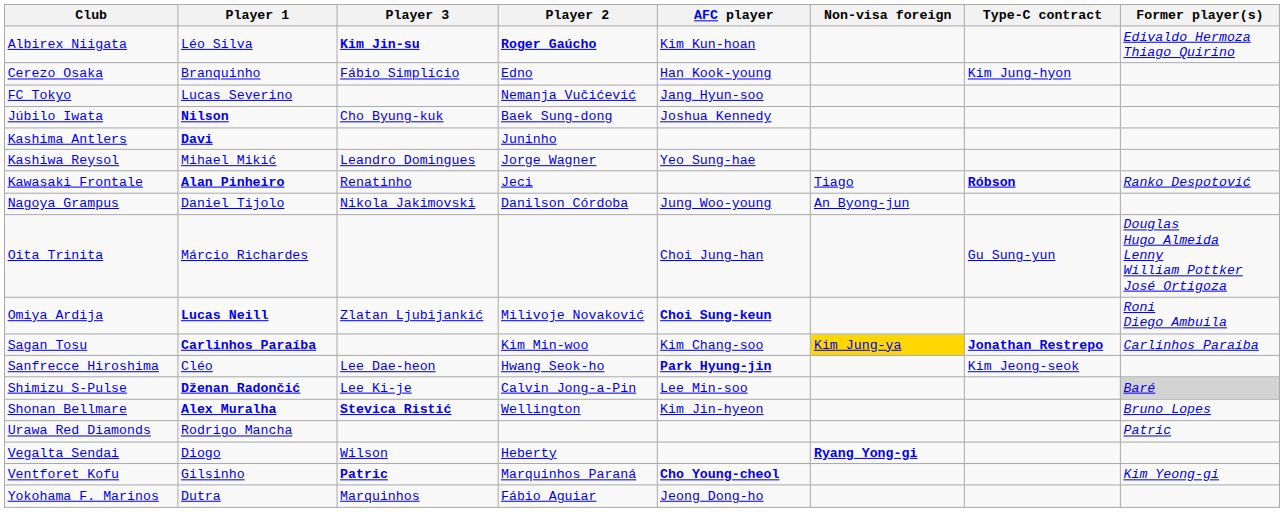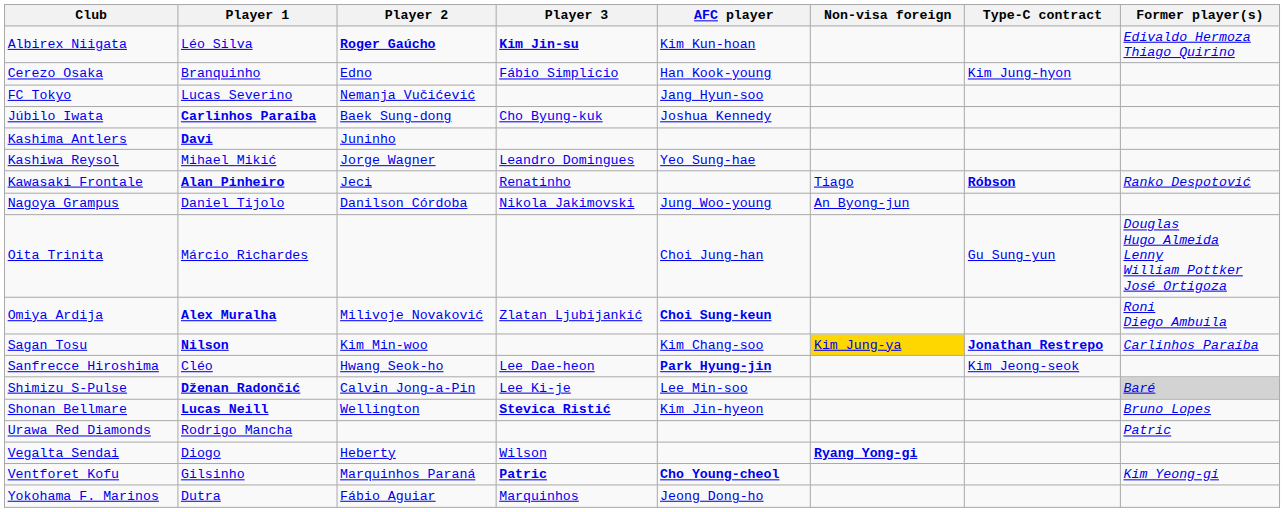columns swapped: (577, 15) <-> (417, 15)
(205, 117) Nilson -> (249, 117) Carlinhos Paraíba
(225, 316) Lucas Neill -> (229, 316) Alex Muralha
(249, 345) Carlinhos Paraíba -> (205, 345) Nilson
(229, 410) Alex Muralha -> (225, 410) Lucas Neill
